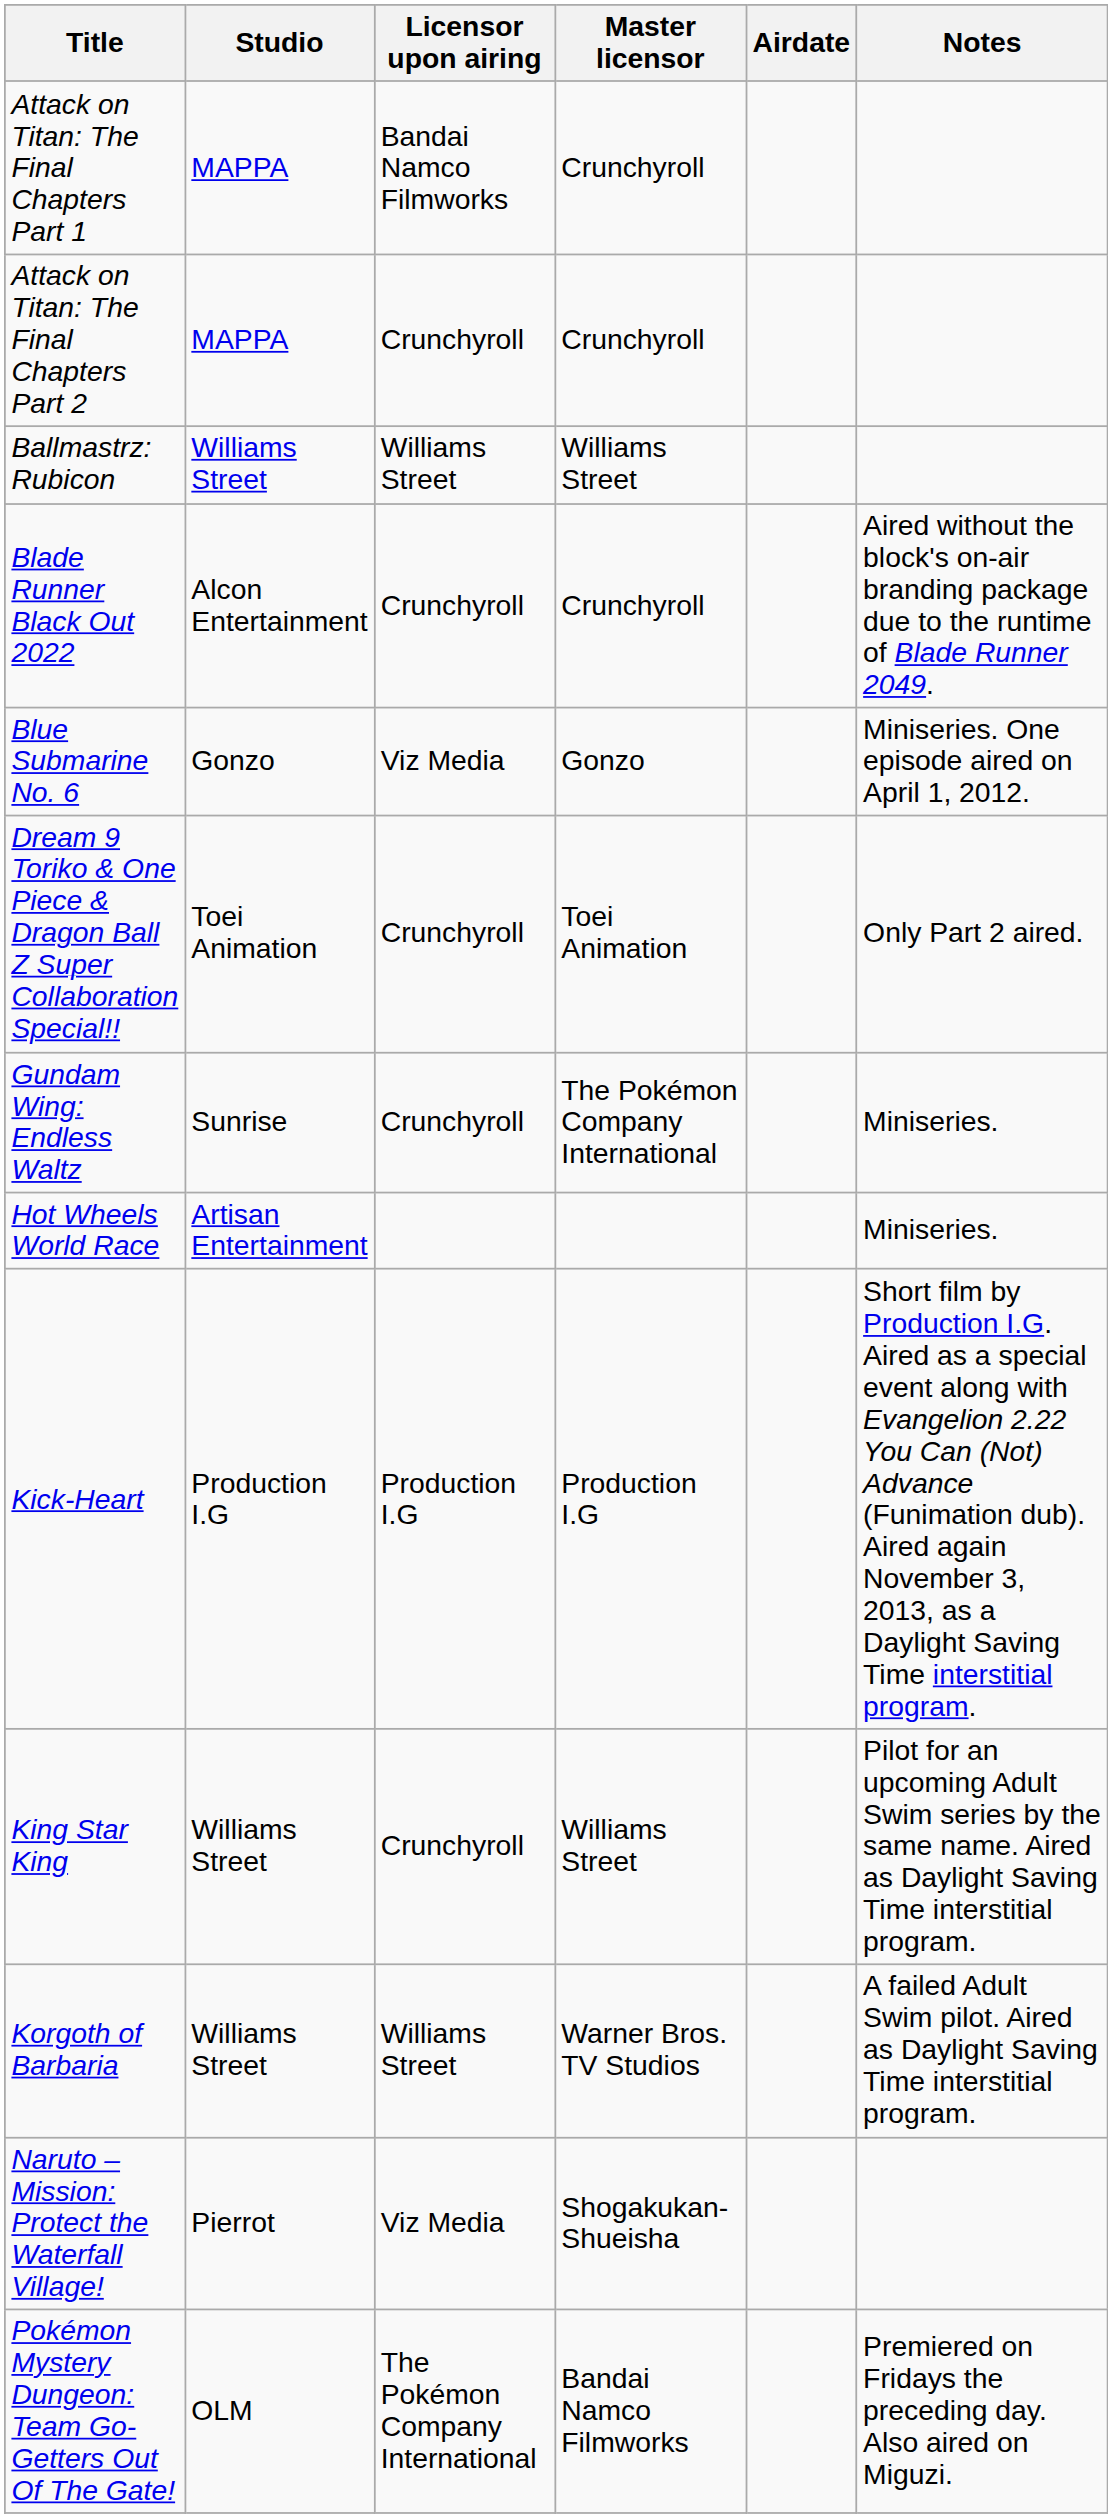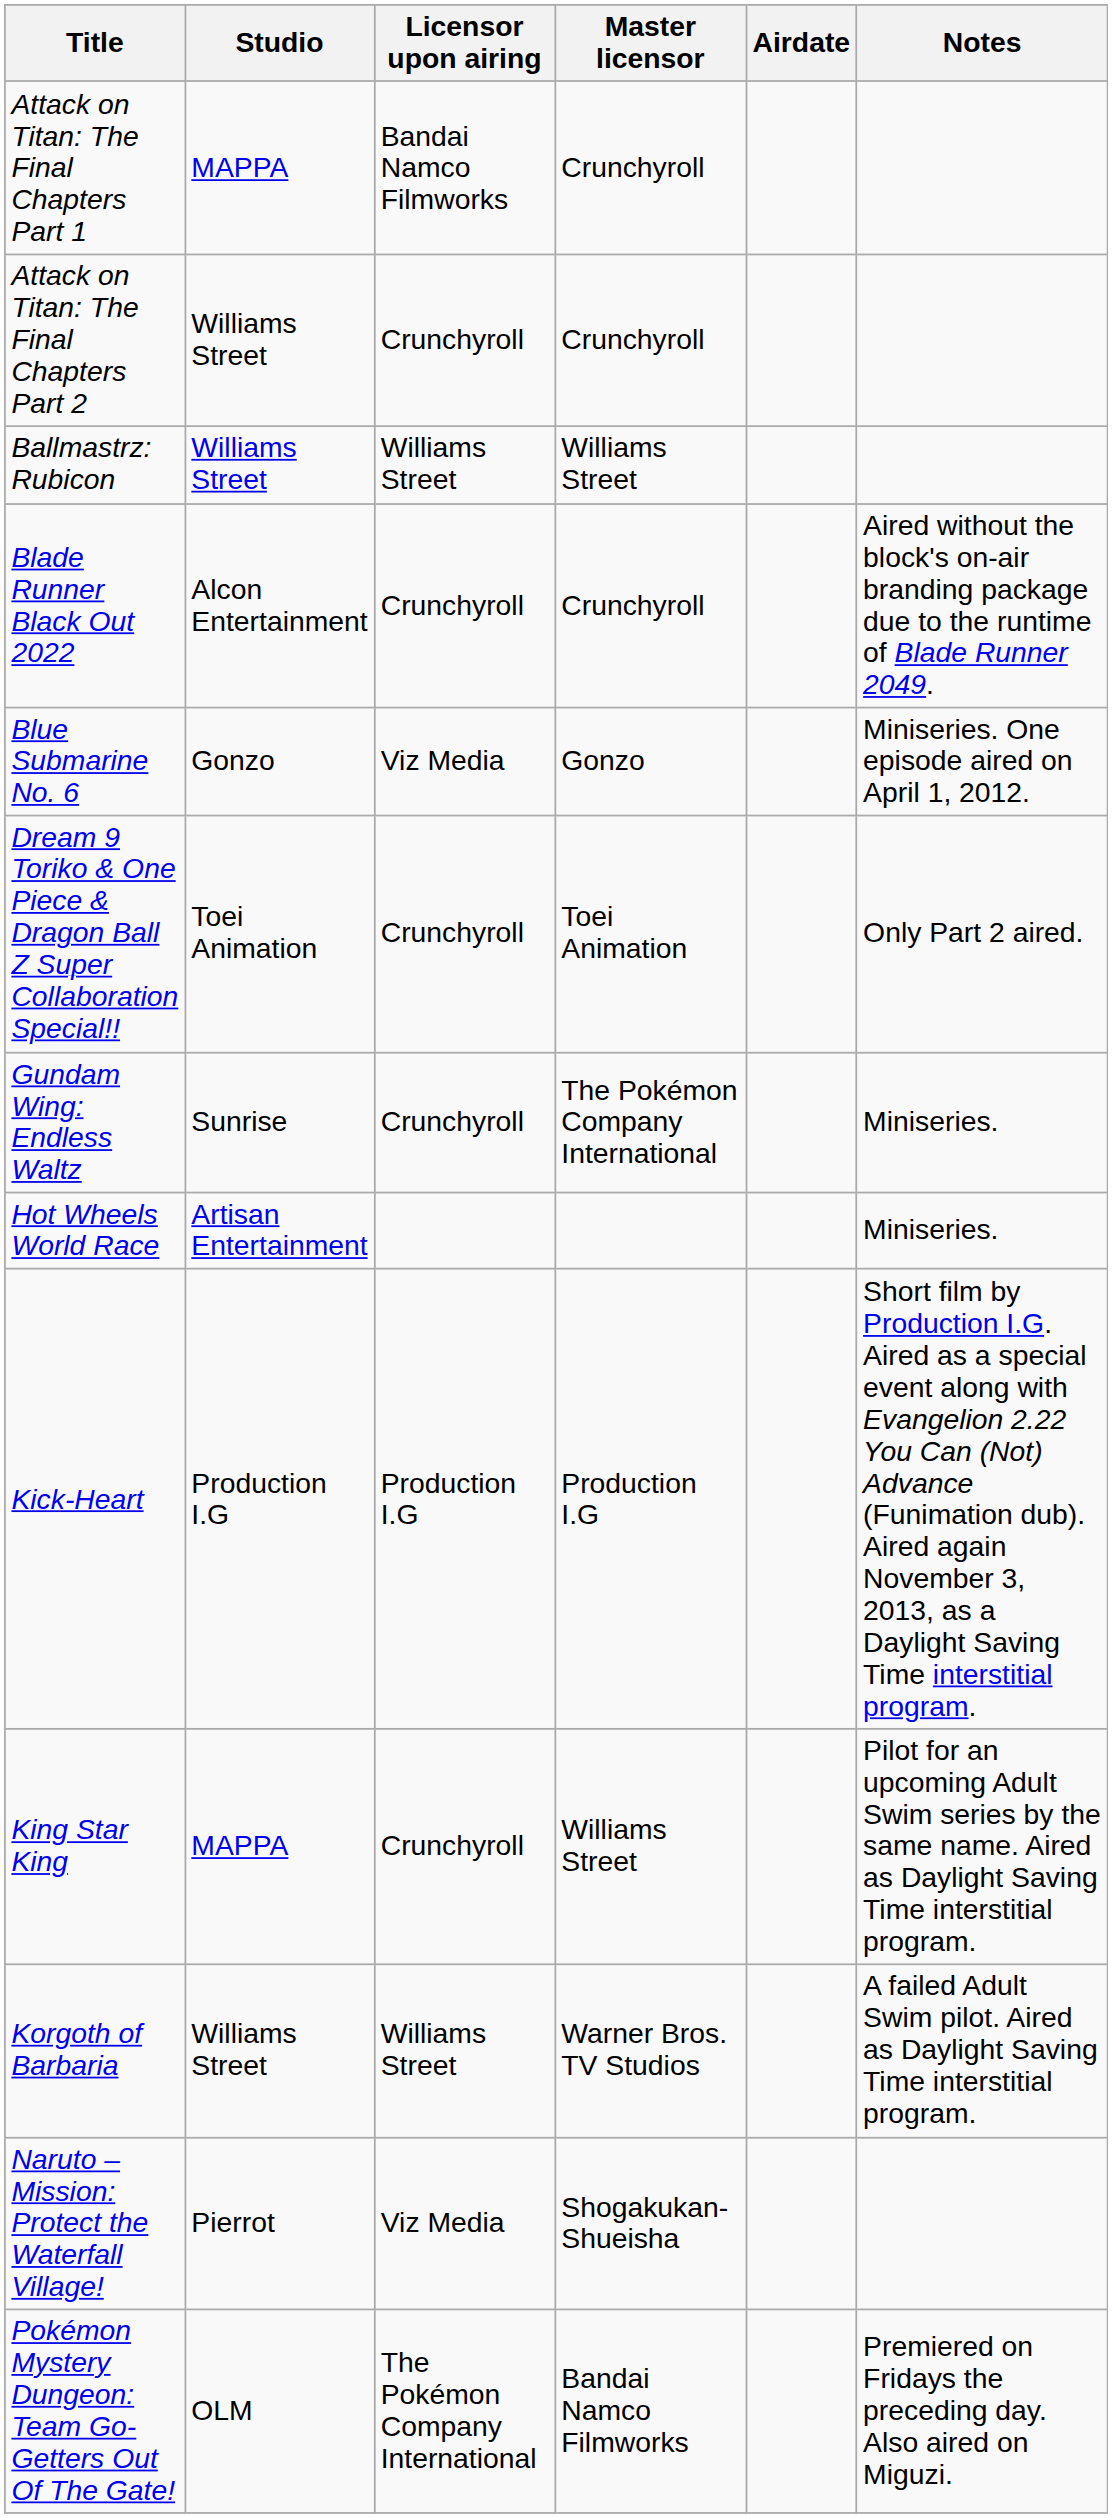(240, 339) MAPPA -> (244, 339) Williams Street
(244, 1846) Williams Street -> (240, 1846) MAPPA
